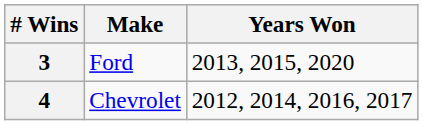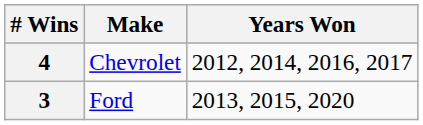rows swapped: (44, 100) <-> (44, 62)
